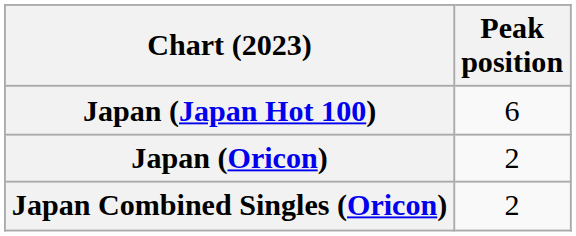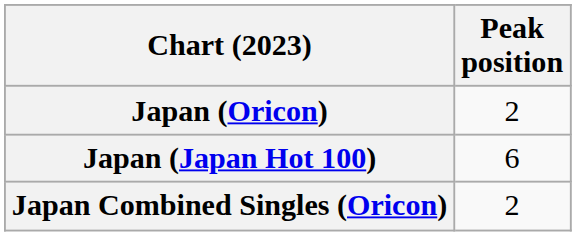rows swapped: (230, 109) <-> (230, 157)
